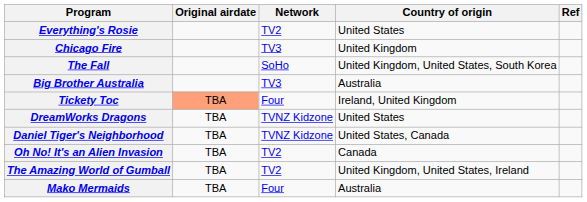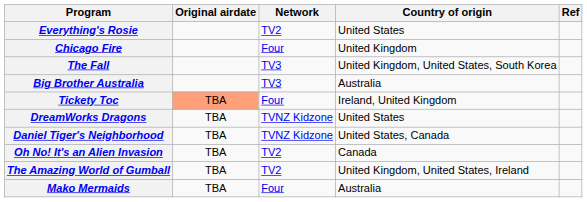(271, 48) TV3 -> (273, 48) Four
(275, 65) SoHo -> (271, 65) TV3
